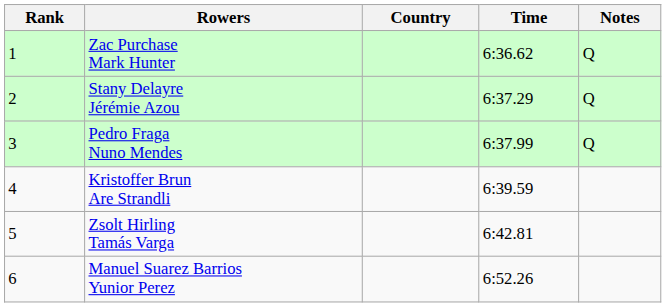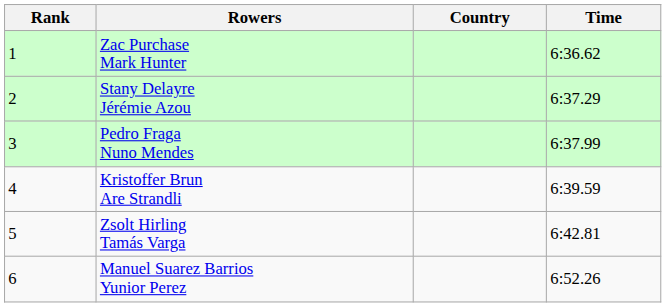- column: (620, 17)
